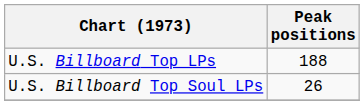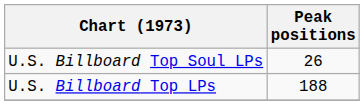rows swapped: (112, 61) <-> (136, 87)
